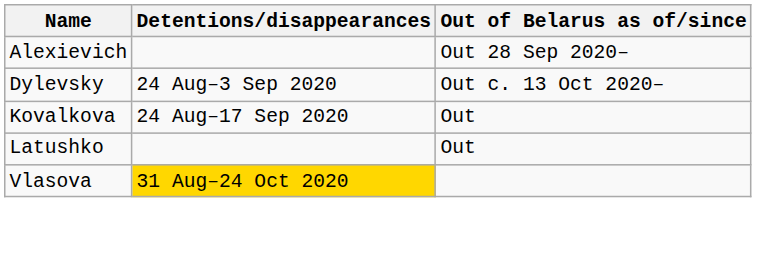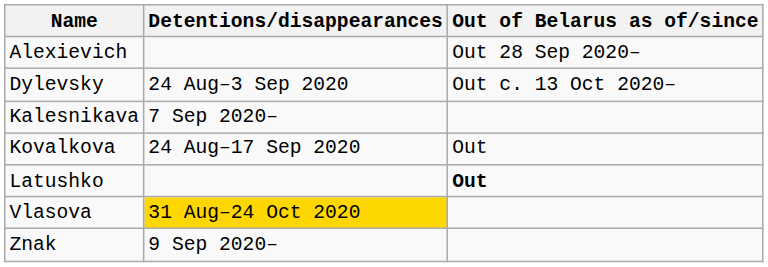+ row: (74, 117)
(458, 149) normal -> (470, 181) bold
+ row: (33, 245)
